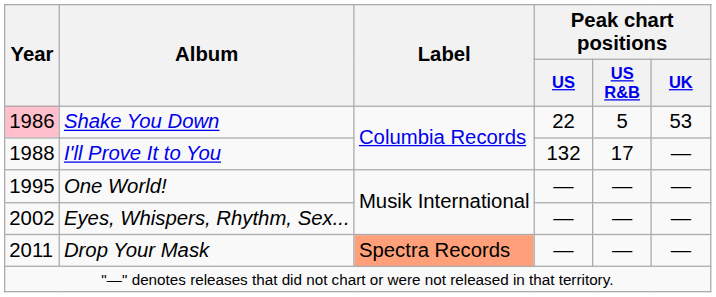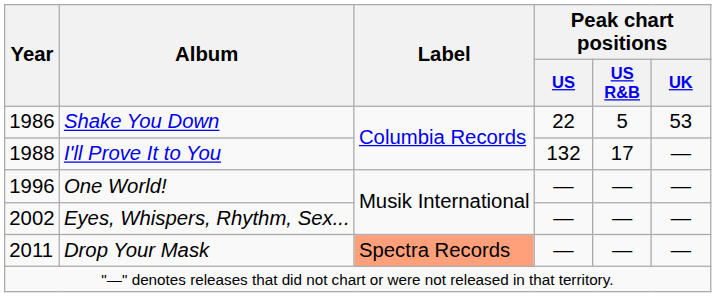(32, 121) pink background -> (32, 121) no background
(32, 186) 1995 -> (32, 186) 1996
